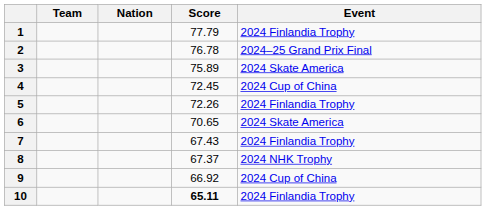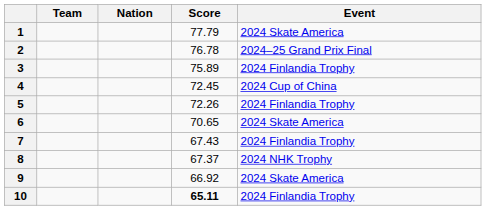(297, 31) 2024 Finlandia Trophy -> (292, 31) 2024 Skate America
(292, 68) 2024 Skate America -> (297, 68) 2024 Finlandia Trophy
(289, 178) 2024 Cup of China -> (292, 178) 2024 Skate America
